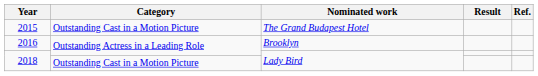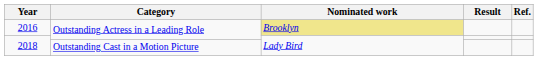- row: (28, 27)
(281, 43) no background -> (281, 27) khaki background
